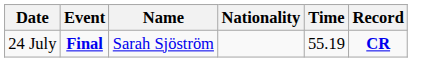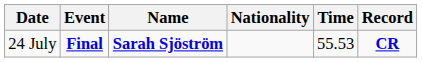(163, 43) normal -> (168, 43) bold
(326, 43) 55.19 -> (336, 43) 55.53
